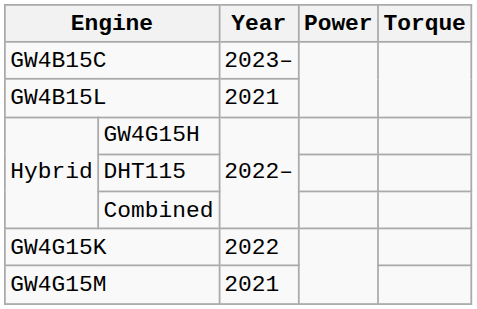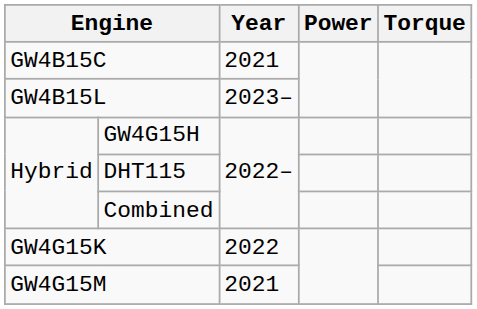(259, 61) 2023– -> (252, 61) 2021
(252, 98) 2021 -> (259, 98) 2023–
